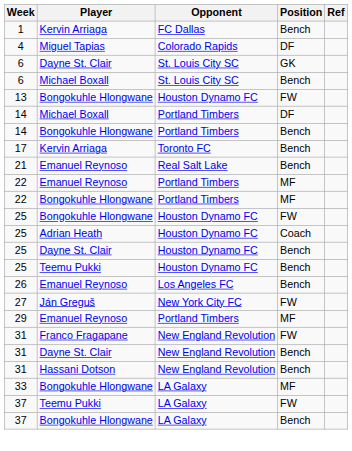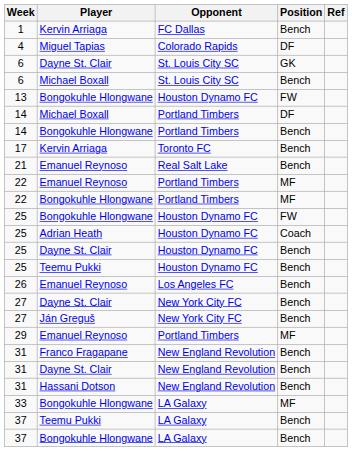+ row: (21, 302)
(288, 302) FW -> (295, 319) Bench
(288, 336) FW -> (295, 353) Bench
(288, 404) FW -> (295, 421) Bench
